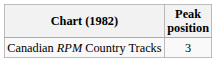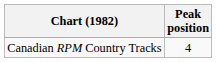(188, 47) 3 -> (188, 47) 4
